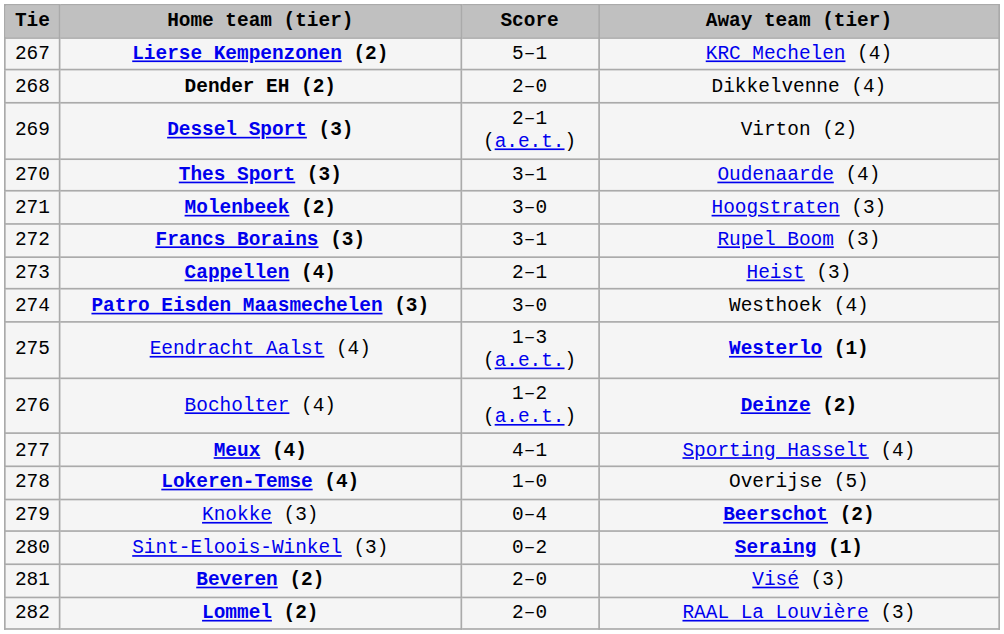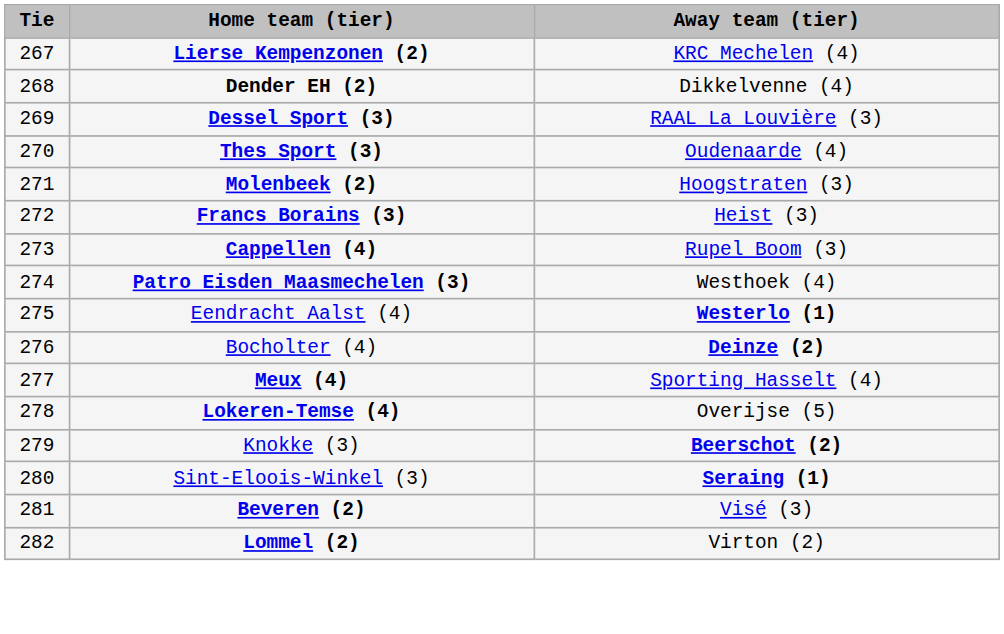- column: (530, 21)
(799, 130) Virton (2) -> (767, 119) RAAL La Louvière (3)
(799, 240) Rupel Boom (3) -> (767, 217) Heist (3)
(799, 272) Heist (3) -> (767, 249) Rupel Boom (3)
(799, 613) RAAL La Louvière (3) -> (767, 543) Virton (2)
